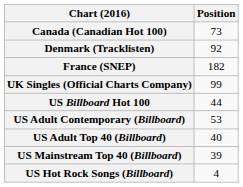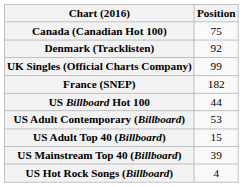(216, 31) 73 -> (216, 31) 75
rows swapped: (99, 66) <-> (99, 84)
(216, 137) 40 -> (216, 137) 15
